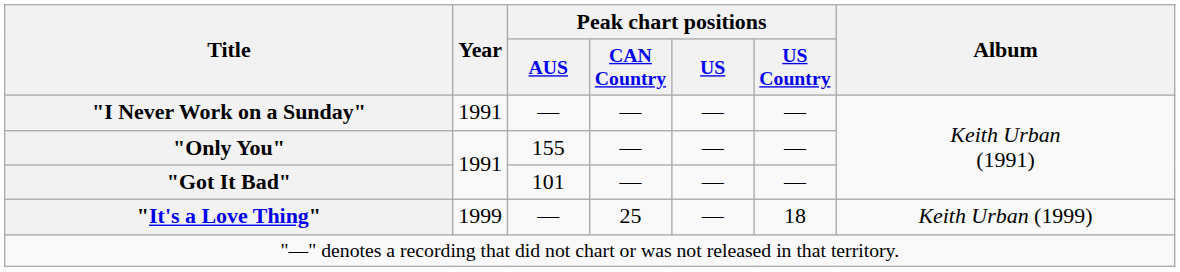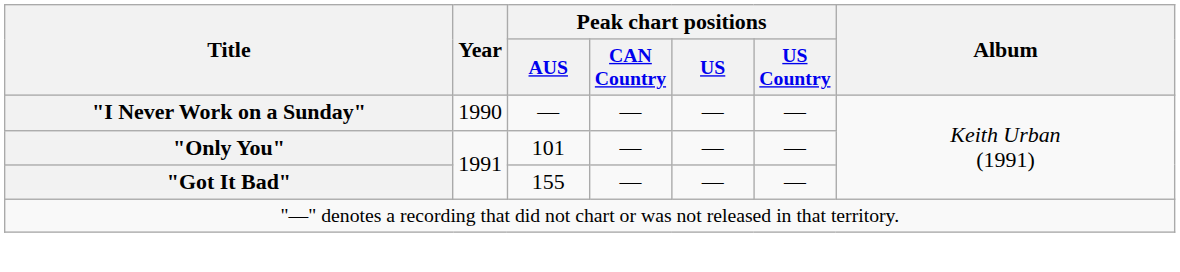(480, 112) 1991 -> (480, 112) 1990
(548, 147) 155 -> (548, 147) 101
(548, 182) 101 -> (548, 182) 155
- row: (229, 216)
